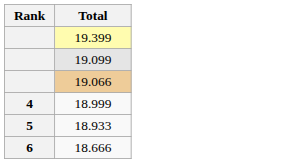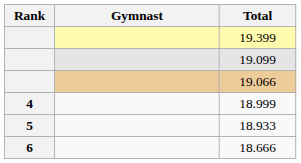+ column: (137, 15)
